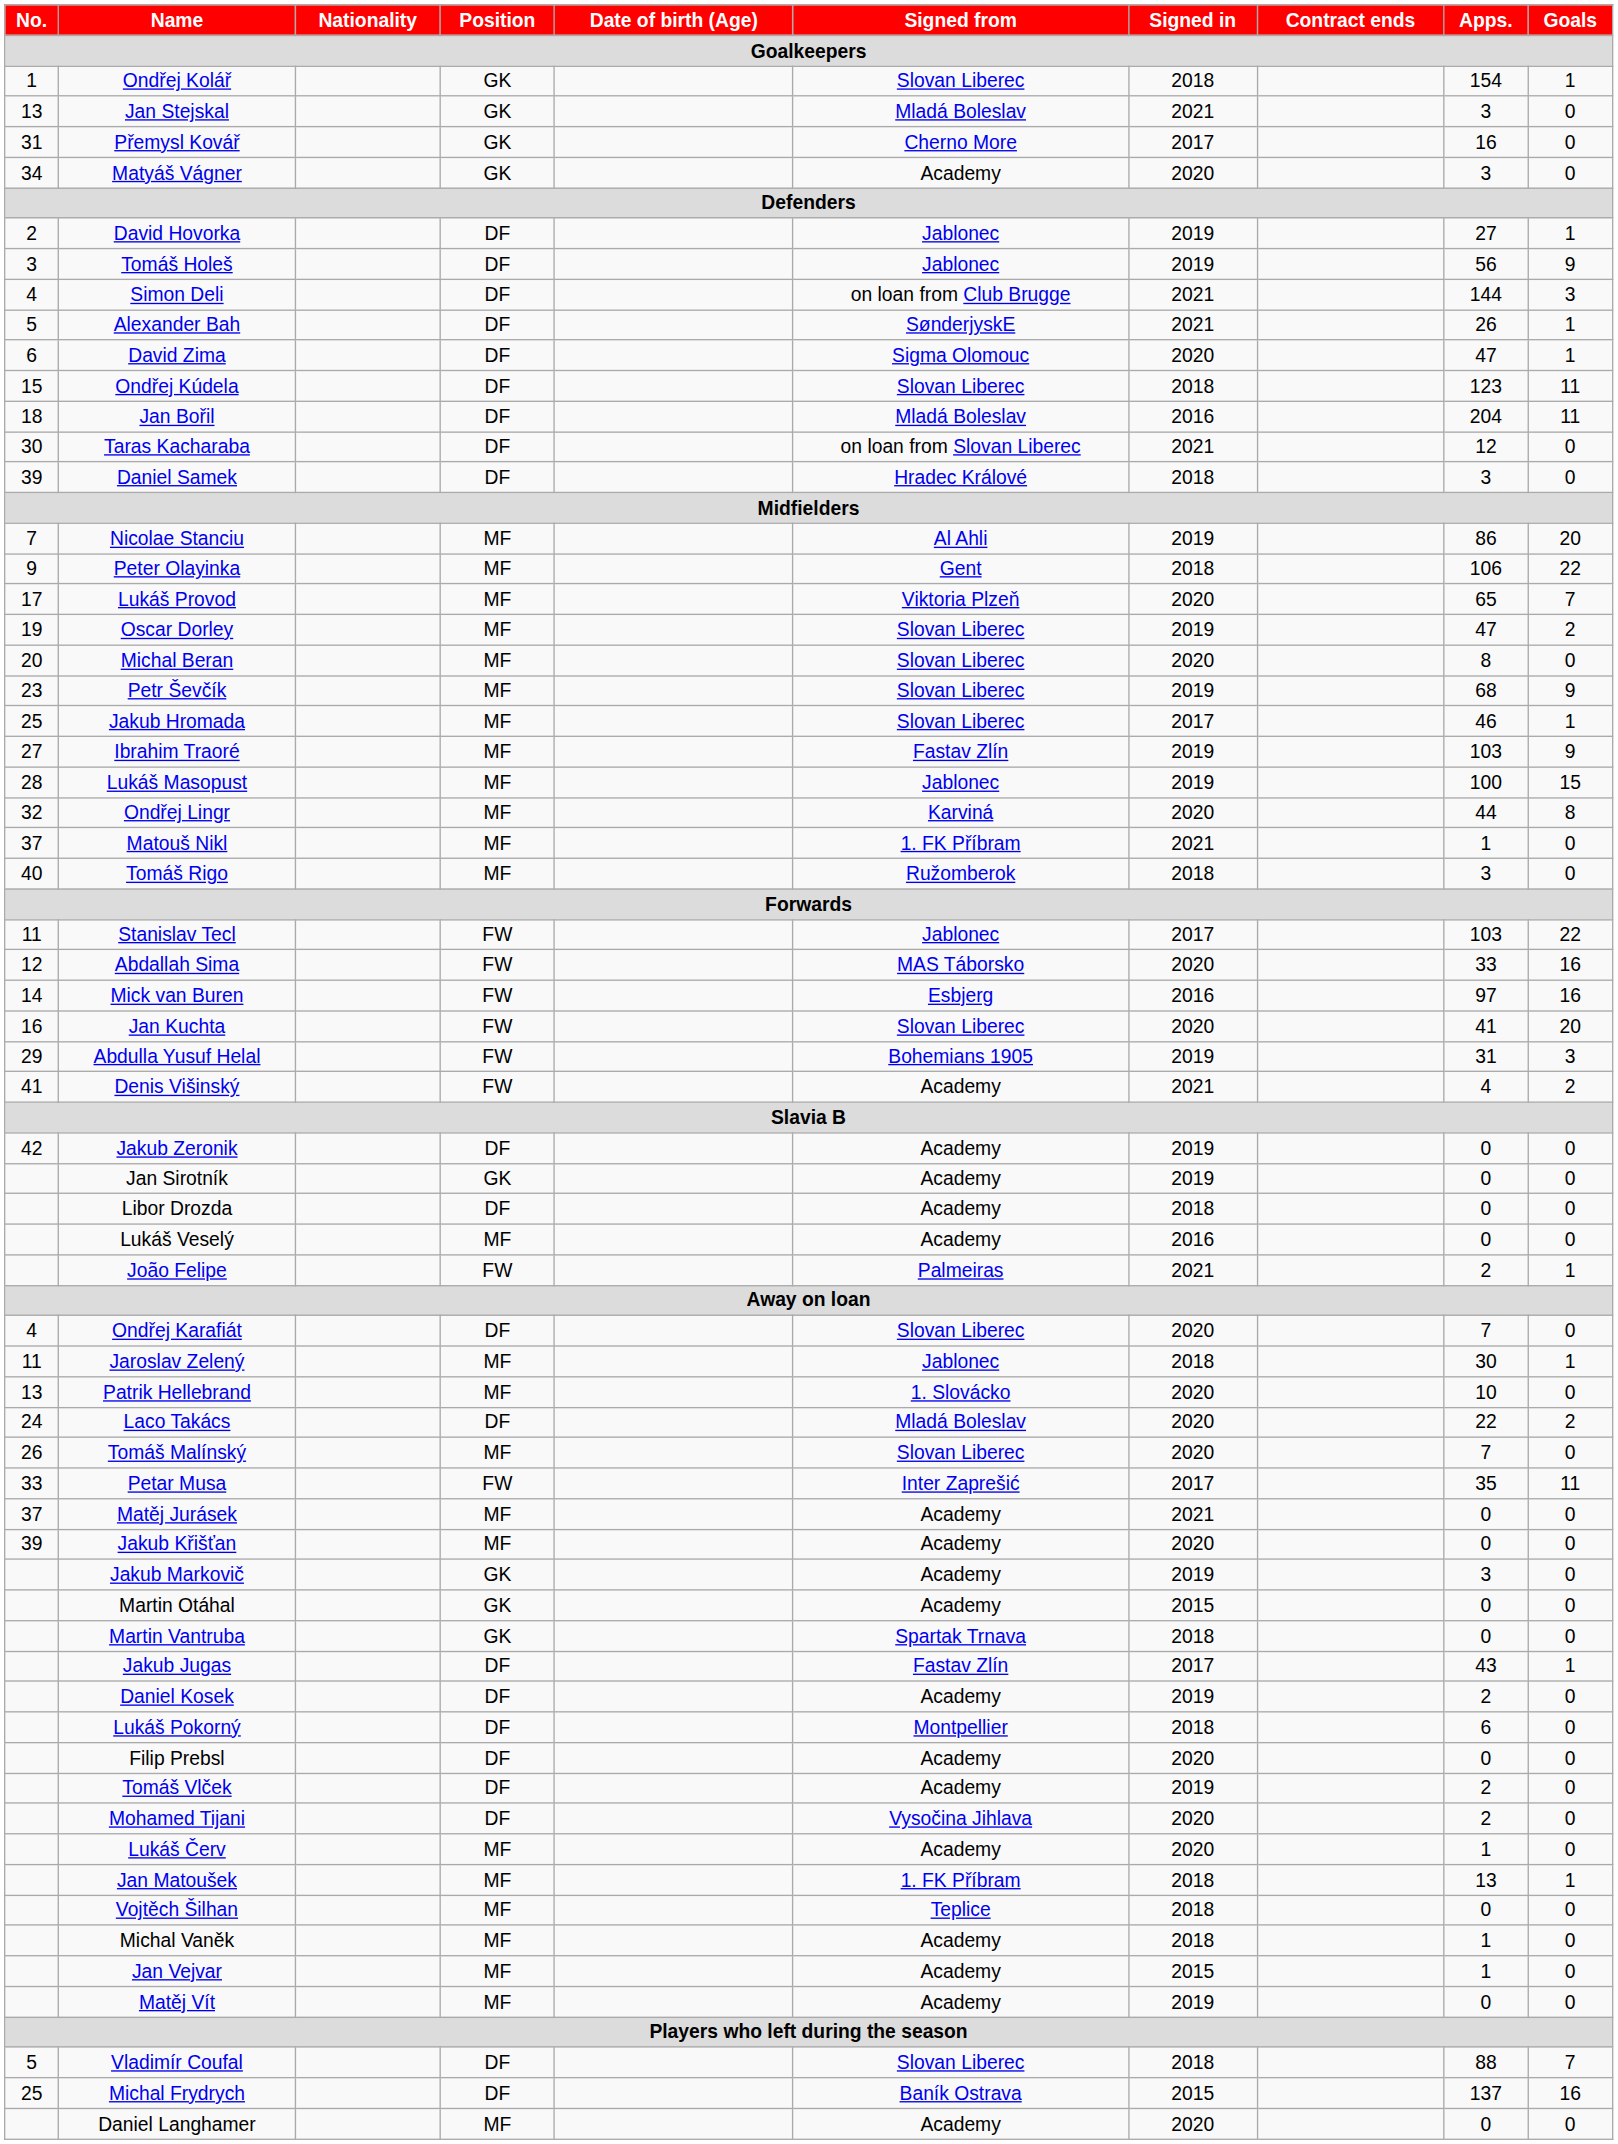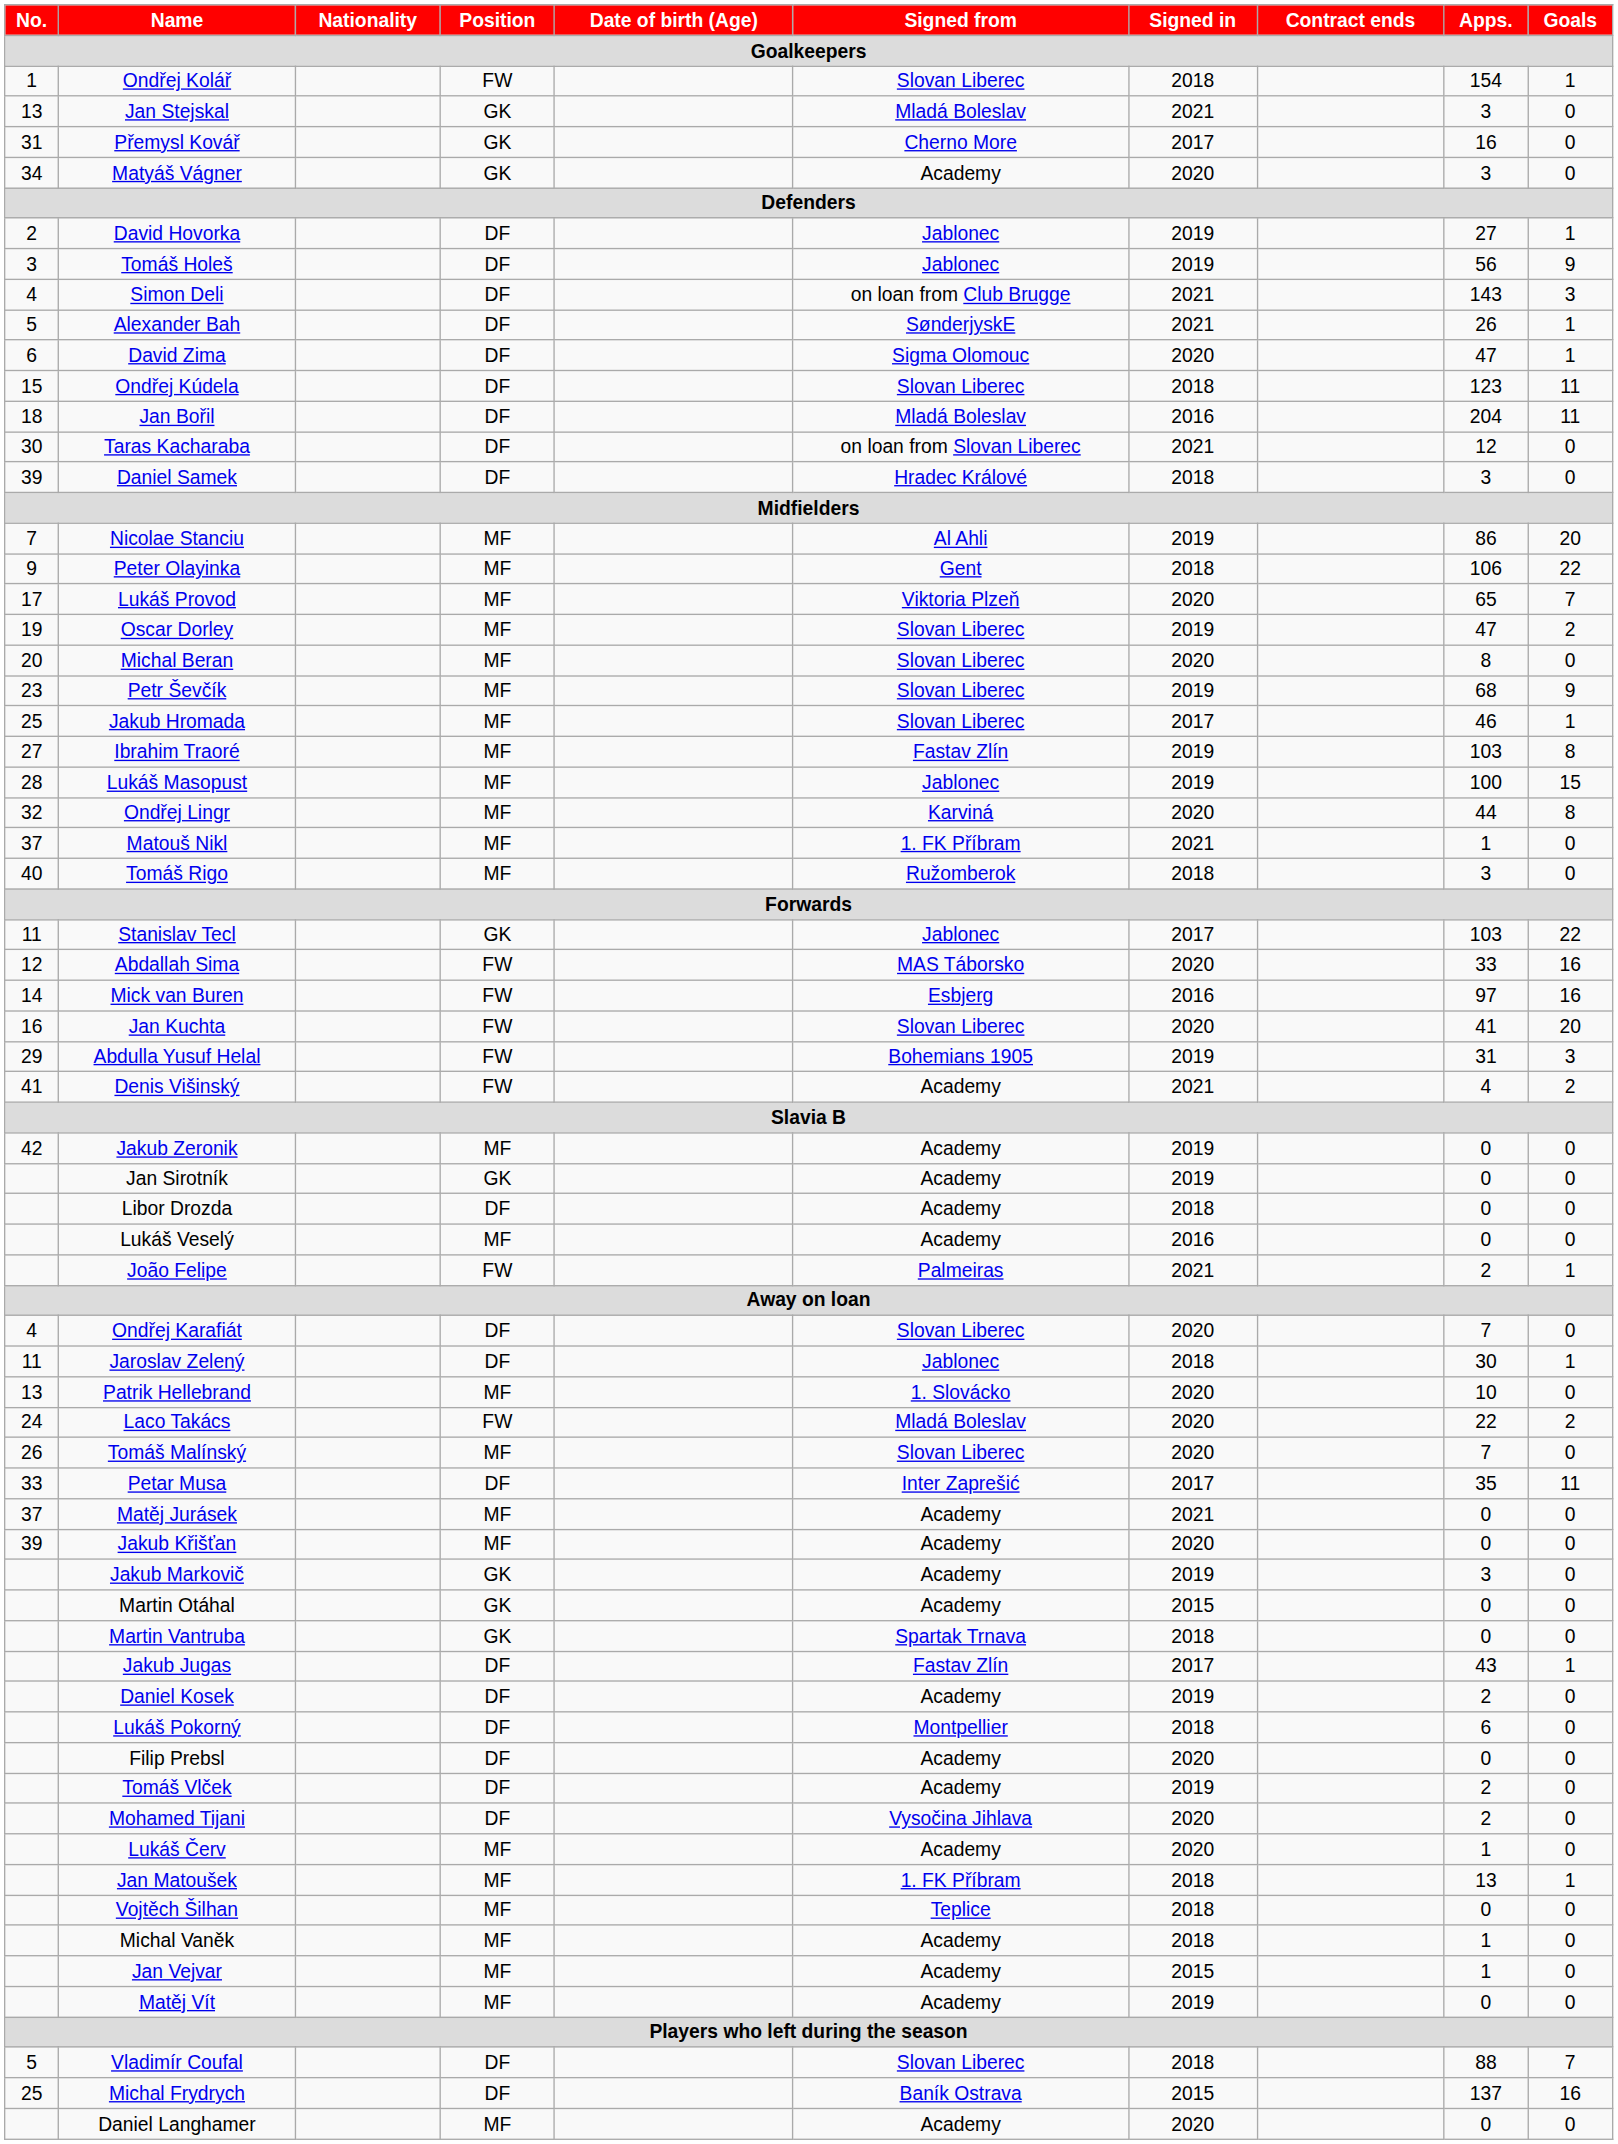(497, 81) GK -> (497, 81) FW
(1486, 295) 144 -> (1486, 295) 143
(1570, 752) 9 -> (1570, 752) 8
(497, 935) FW -> (497, 935) GK
(497, 1148) DF -> (497, 1148) MF
(497, 1362) MF -> (497, 1362) DF
(497, 1423) DF -> (497, 1423) FW
(497, 1484) FW -> (497, 1484) DF
